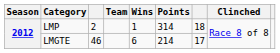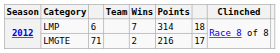(93, 26) 2 -> (93, 26) 6
(134, 26) 1 -> (134, 26) 7
(96, 41) 46 -> (96, 41) 71
(134, 41) 6 -> (134, 41) 2
(166, 41) 214 -> (166, 41) 216
